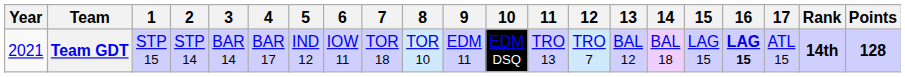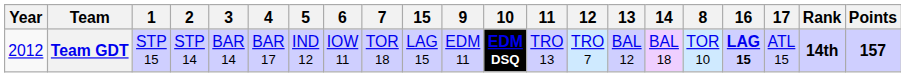columns swapped: (423, 17) <-> (704, 17)
(26, 50) 2021 -> (26, 50) 2012
(507, 50) normal -> (505, 50) bold
(873, 50) 128 -> (873, 50) 157
